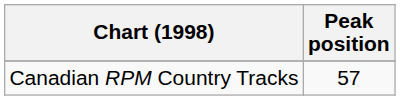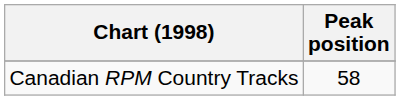(349, 77) 57 -> (349, 77) 58
